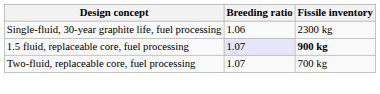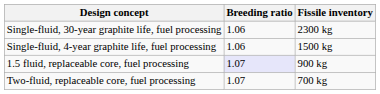+ row: (111, 47)
(313, 47) bold -> (312, 64) normal
